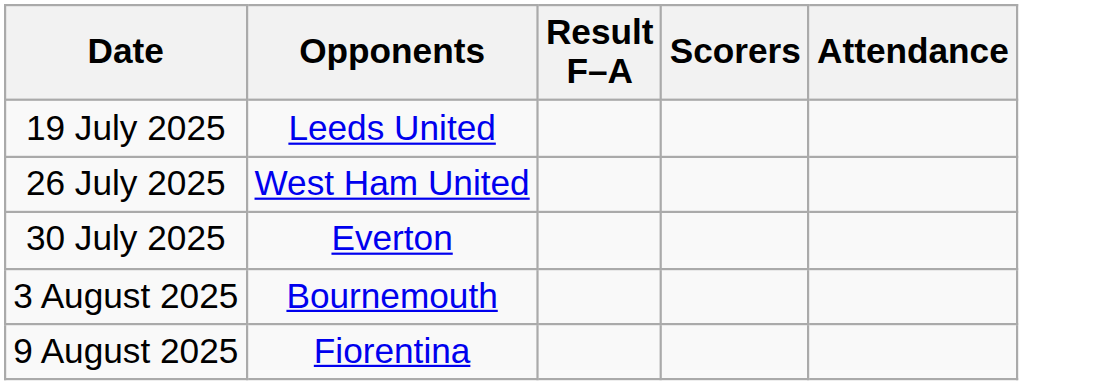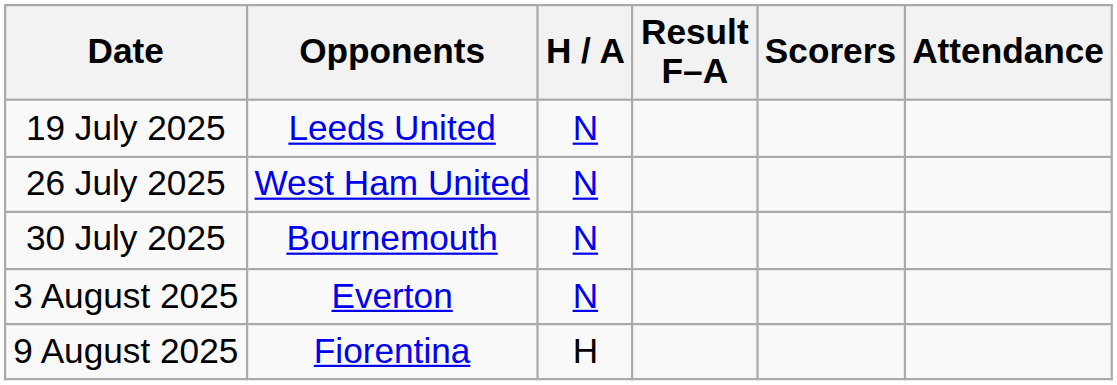+ column: (585, 52)
(392, 239) Everton -> (392, 239) Bournemouth
(392, 295) Bournemouth -> (392, 295) Everton
